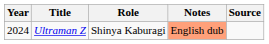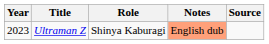(18, 30) 2024 -> (18, 30) 2023
